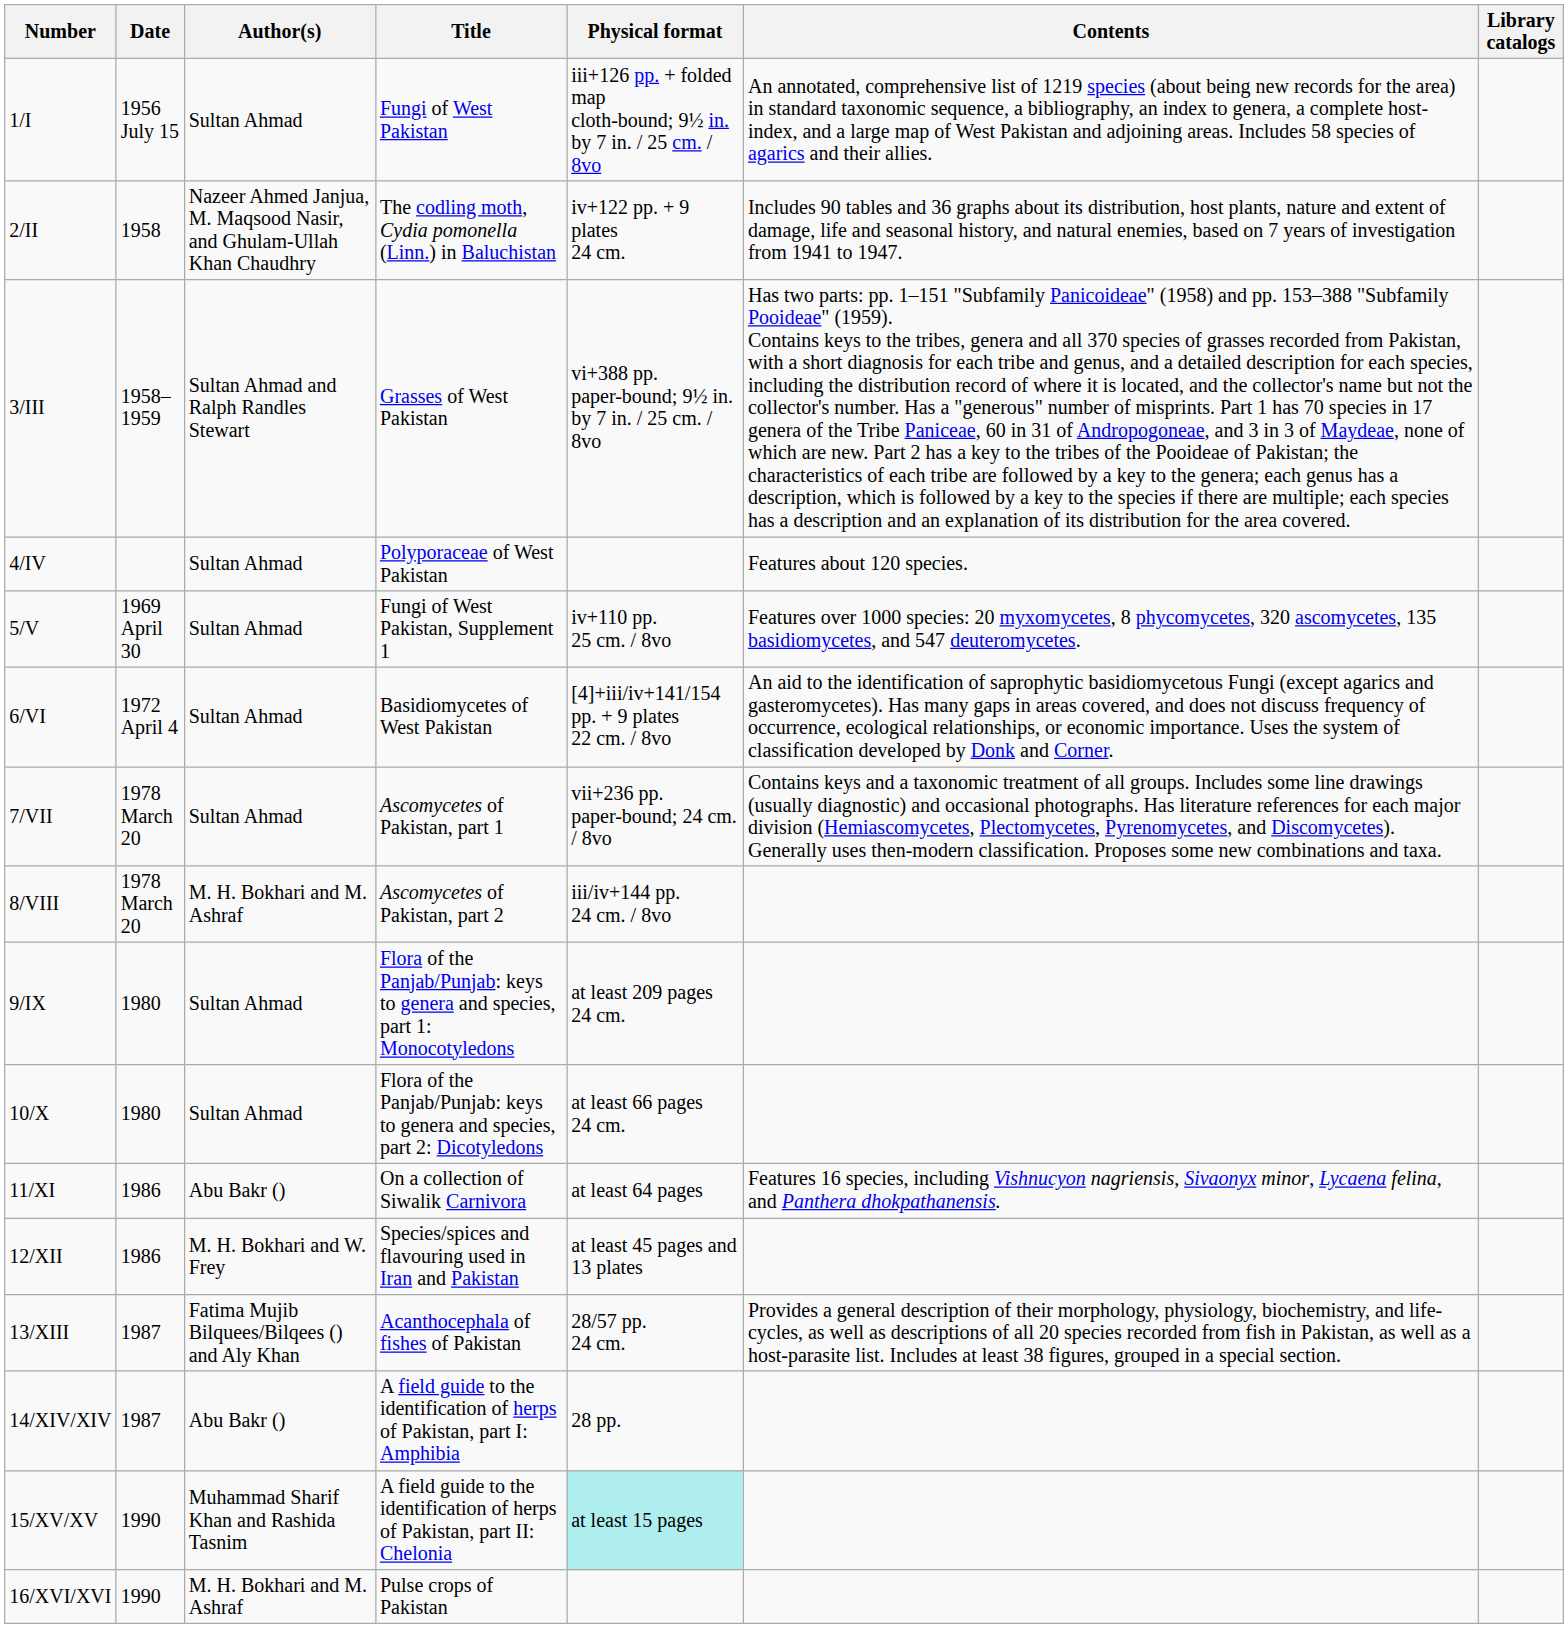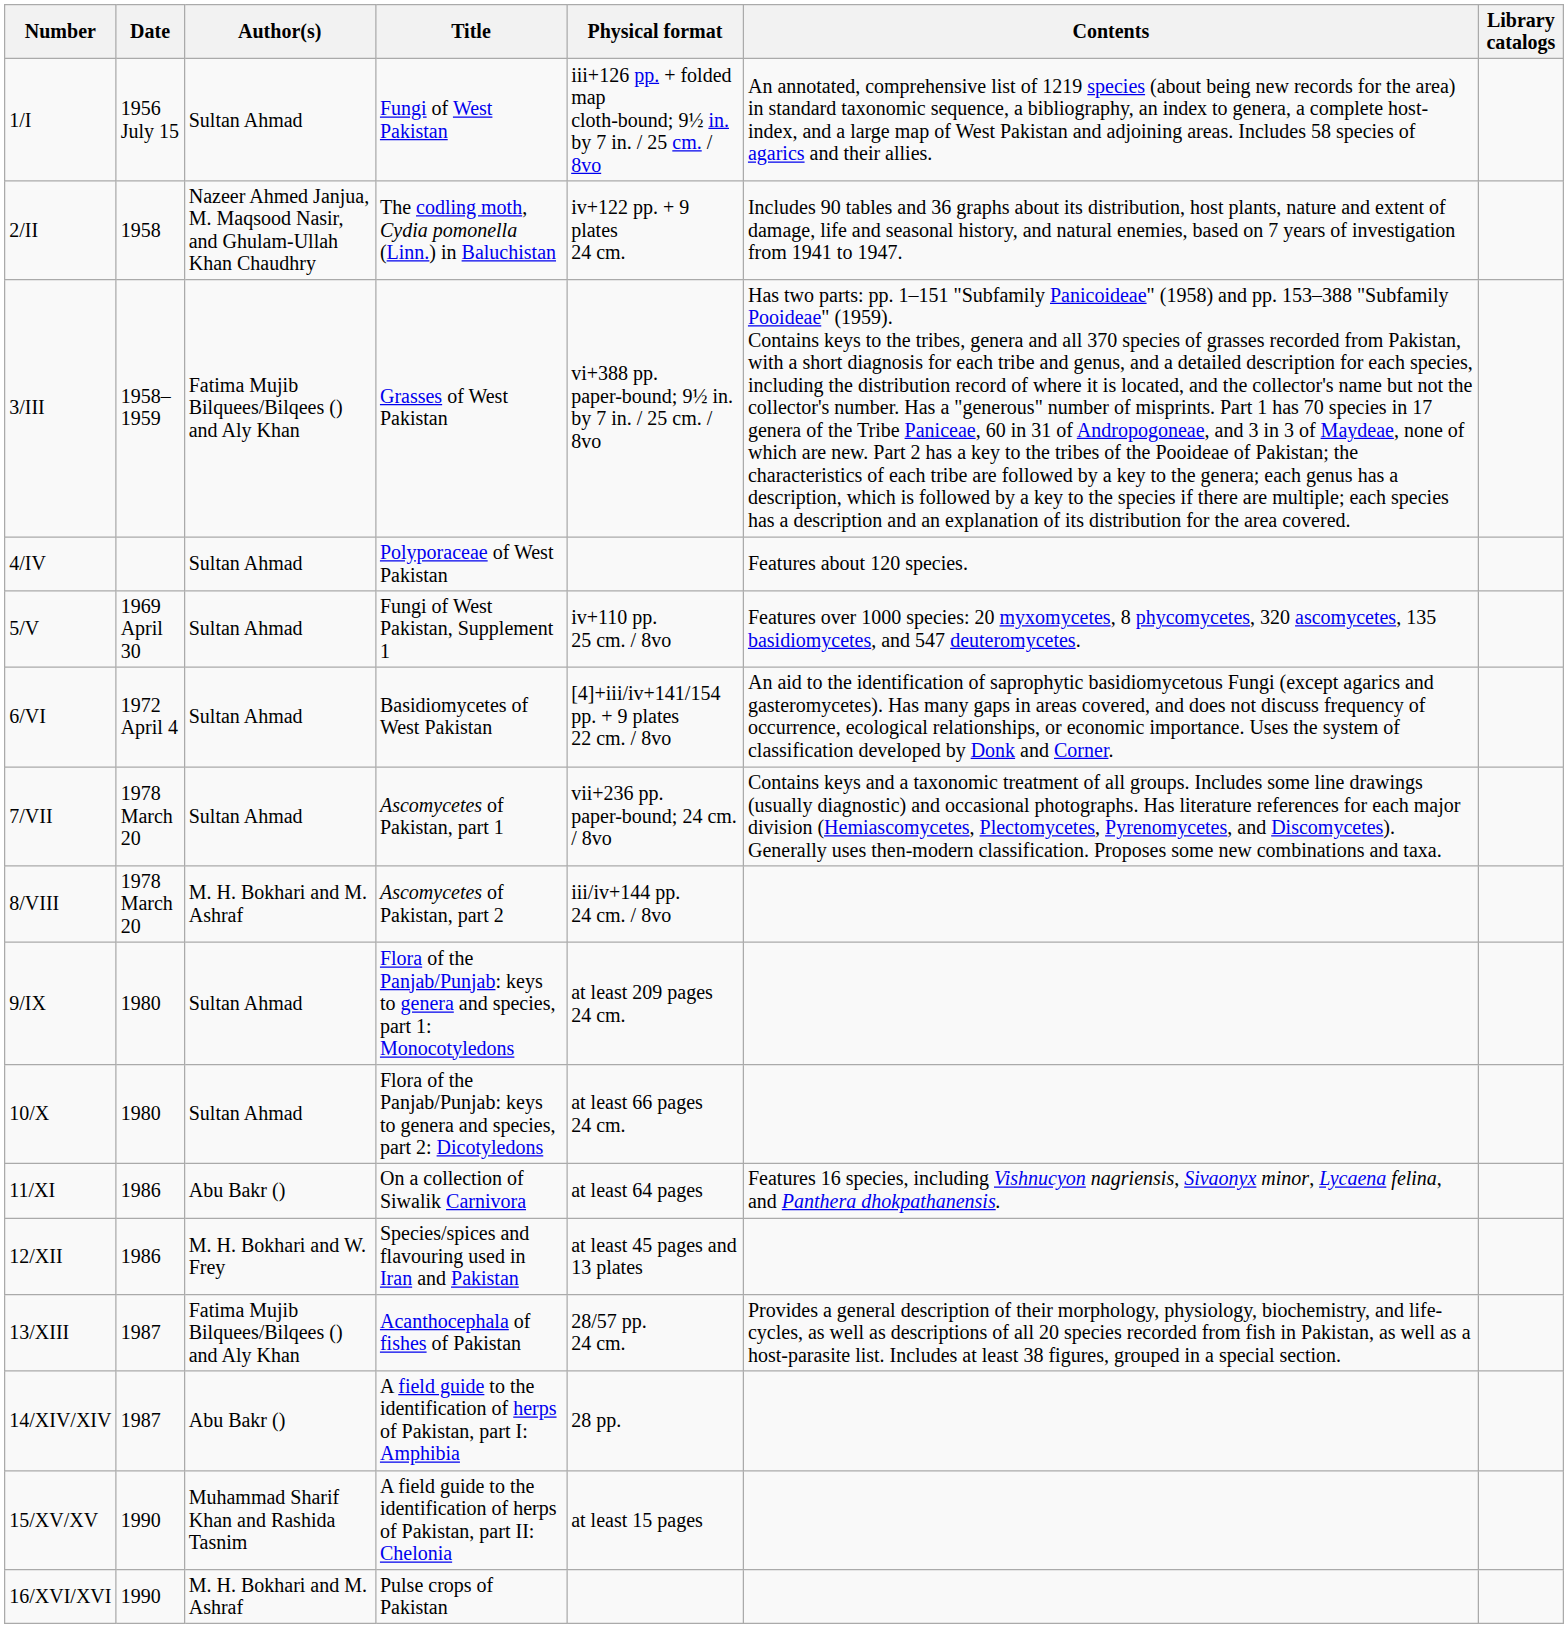(263, 408) Sultan Ahmad and Ralph Randles Stewart -> (266, 408) Fatima Mujib Bilquees/Bilqees () and Aly Khan
(637, 1519) paleturquoise background -> (637, 1519) no background
